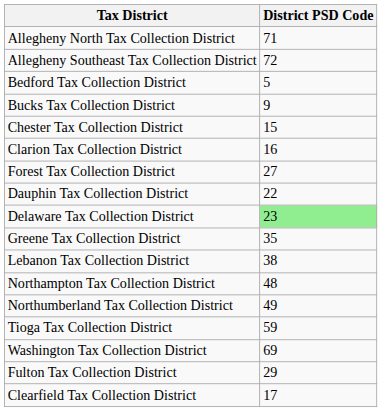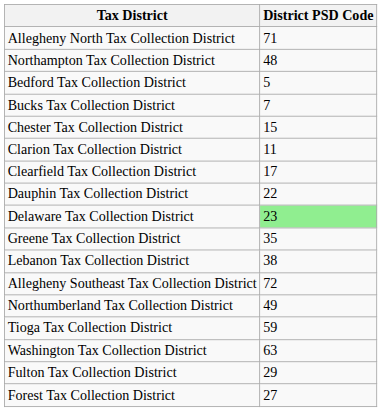rows swapped: (132, 60) <-> (111, 283)
(267, 104) 9 -> (267, 104) 7
(270, 149) 16 -> (270, 149) 11
rows swapped: (102, 395) <-> (91, 171)
(270, 350) 69 -> (270, 350) 63
